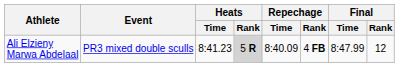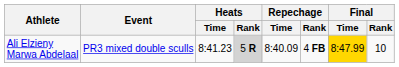(347, 49) no background -> (347, 49) gold background
(381, 49) 12 -> (381, 49) 10
